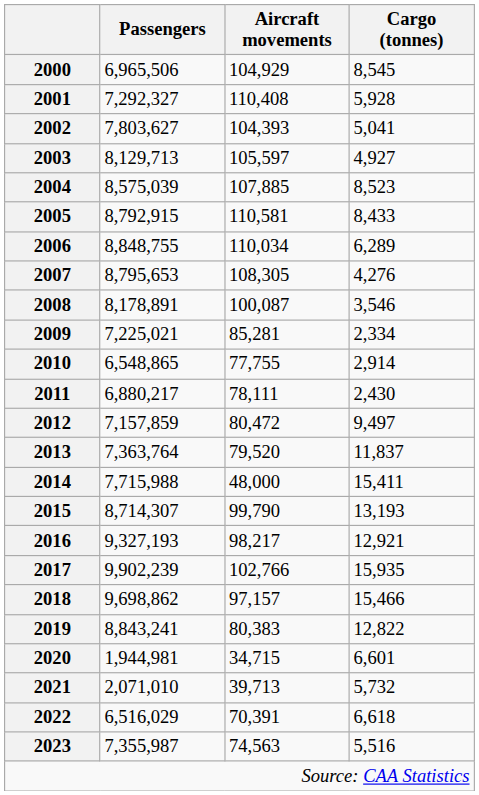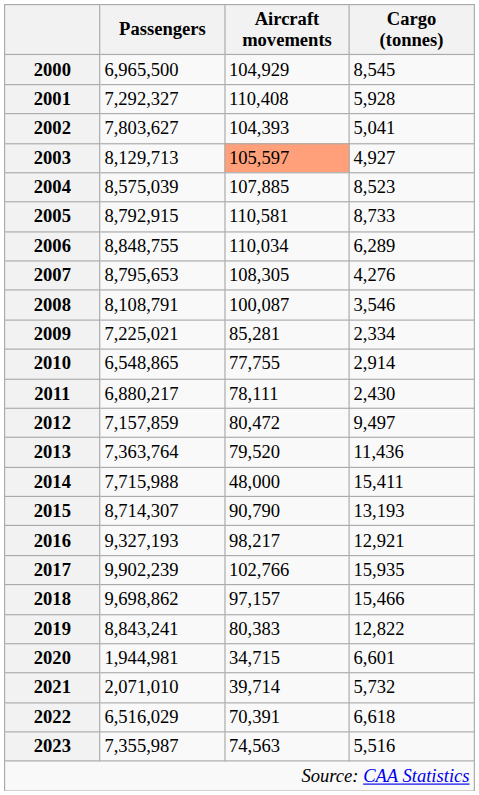(142, 69) 6,965,506 -> (142, 69) 6,965,500
(259, 157) no background -> (259, 157) lightsalmon background
(374, 216) 8,433 -> (374, 216) 8,733
(142, 305) 8,178,891 -> (142, 305) 8,108,791
(379, 452) 11,837 -> (379, 452) 11,436
(254, 511) 99,790 -> (254, 511) 90,790
(254, 687) 39,713 -> (254, 687) 39,714
